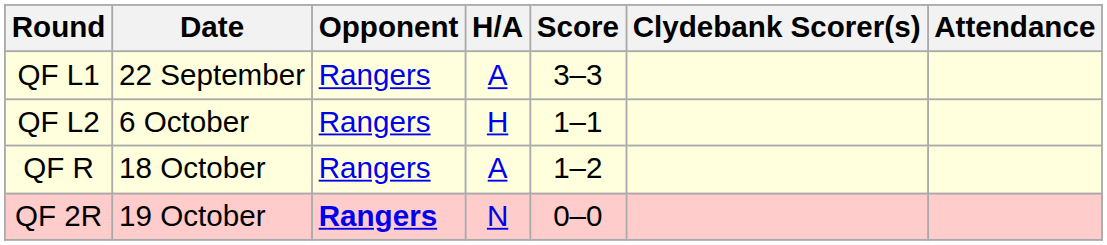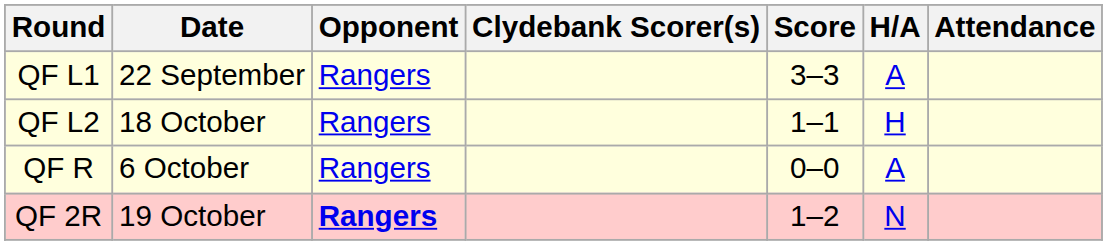columns swapped: (498, 27) <-> (777, 27)
(184, 121) 6 October -> (192, 121) 18 October
(192, 168) 18 October -> (184, 168) 6 October
(578, 168) 1–2 -> (815, 168) 0–0
(578, 215) 0–0 -> (815, 215) 1–2
